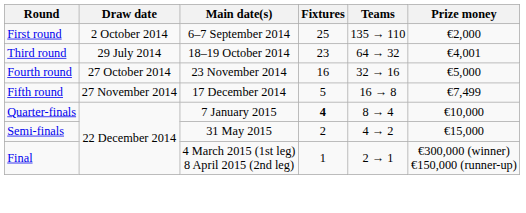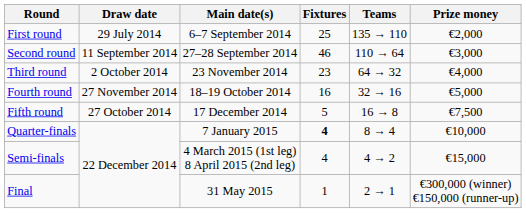(129, 33) 2 October 2014 -> (129, 33) 29 July 2014
+ row: (41, 53)
(129, 53) 29 July 2014 -> (129, 72) 2 October 2014
(239, 53) 18–19 October 2014 -> (240, 72) 23 November 2014
(464, 53) €4,001 -> (466, 72) €4,000
(129, 72) 27 October 2014 -> (129, 92) 27 November 2014
(239, 72) 23 November 2014 -> (240, 92) 18–19 October 2014
(129, 92) 27 November 2014 -> (129, 111) 27 October 2014
(464, 92) €7,499 -> (466, 111) €7,500
(239, 131) 31 May 2015 -> (240, 157) 4 March 2015 (1st leg) 8 April 2015 (2nd leg)
(323, 131) 2 -> (325, 157) 4
(239, 157) 4 March 2015 (1st leg) 8 April 2015 (2nd leg) -> (240, 191) 31 May 2015
